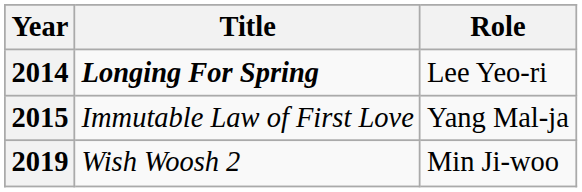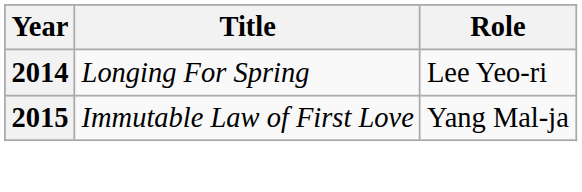(200, 72) bold -> (195, 72) normal
- row: (40, 162)
